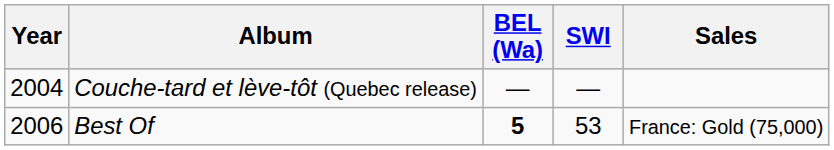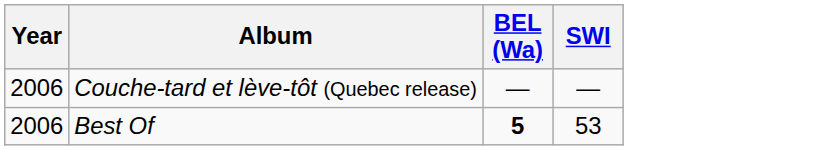- column: (726, 36)
(37, 88) 2004 -> (37, 88) 2006
